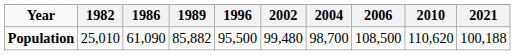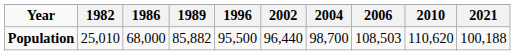(146, 38) 61,090 -> (146, 38) 68,000
(283, 38) 99,480 -> (283, 38) 96,440
(378, 38) 108,500 -> (378, 38) 108,503
